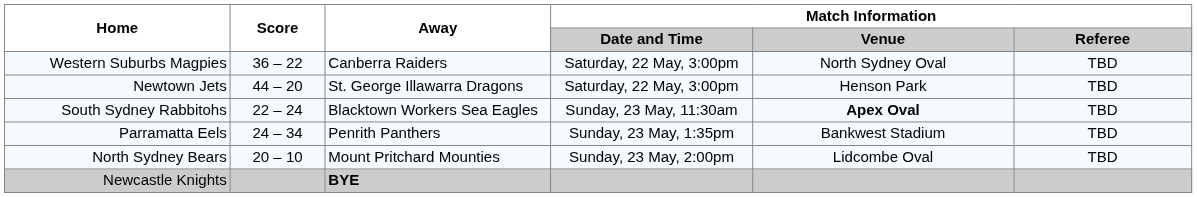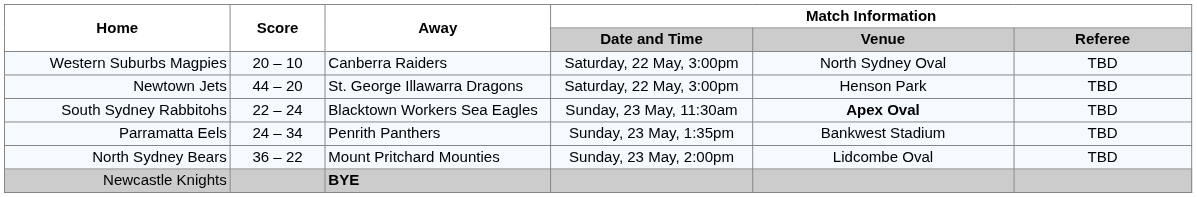(278, 63) 36 – 22 -> (278, 63) 20 – 10
(278, 157) 20 – 10 -> (278, 157) 36 – 22
